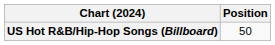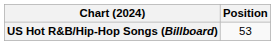(245, 31) 50 -> (245, 31) 53
